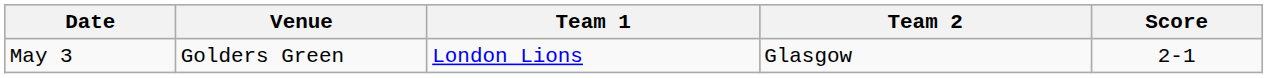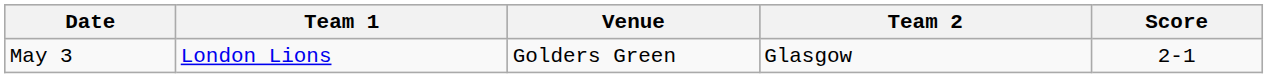columns swapped: (301, 22) <-> (593, 22)
